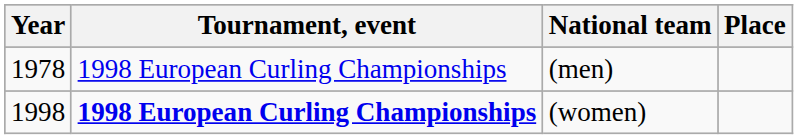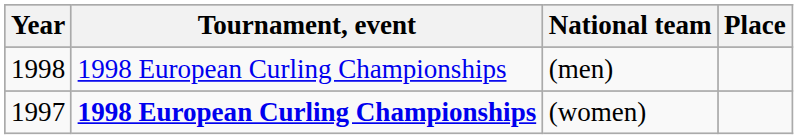(38, 68) 1978 -> (38, 68) 1998
(38, 111) 1998 -> (38, 111) 1997
